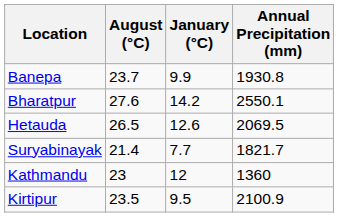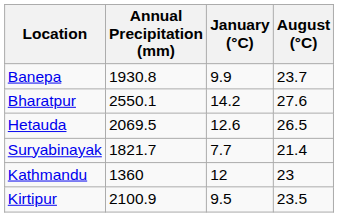columns swapped: (136, 34) <-> (283, 34)
